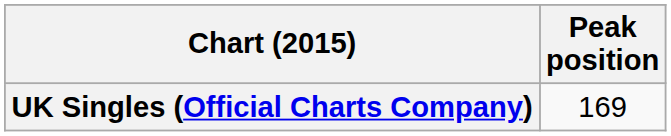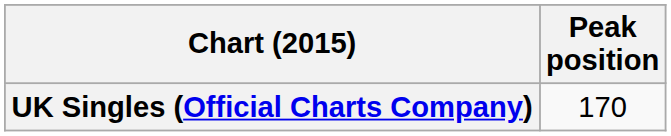(603, 106) 169 -> (603, 106) 170
